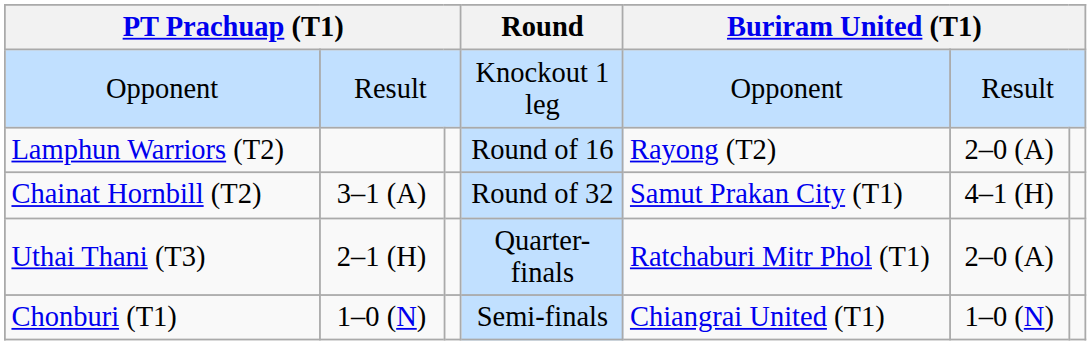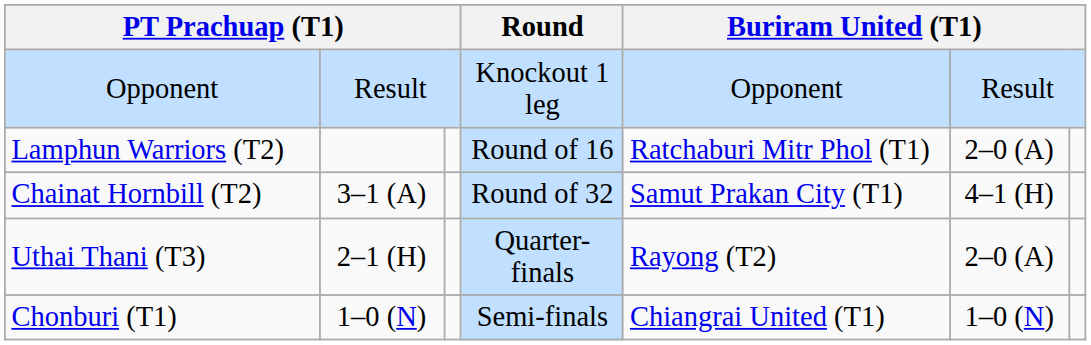(703, 149) Rayong (T2) -> (780, 149) Ratchaburi Mitr Phol (T1)
(780, 255) Ratchaburi Mitr Phol (T1) -> (703, 255) Rayong (T2)
